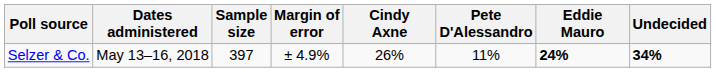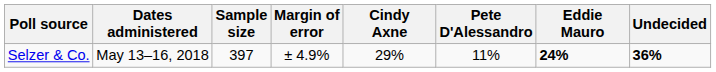(389, 55) 26% -> (389, 55) 29%
(647, 55) 34% -> (647, 55) 36%
